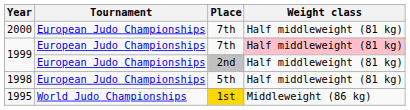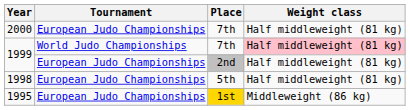(121, 47) European Judo Championships -> (112, 47) World Judo Championships
(112, 97) World Judo Championships -> (121, 97) European Judo Championships
